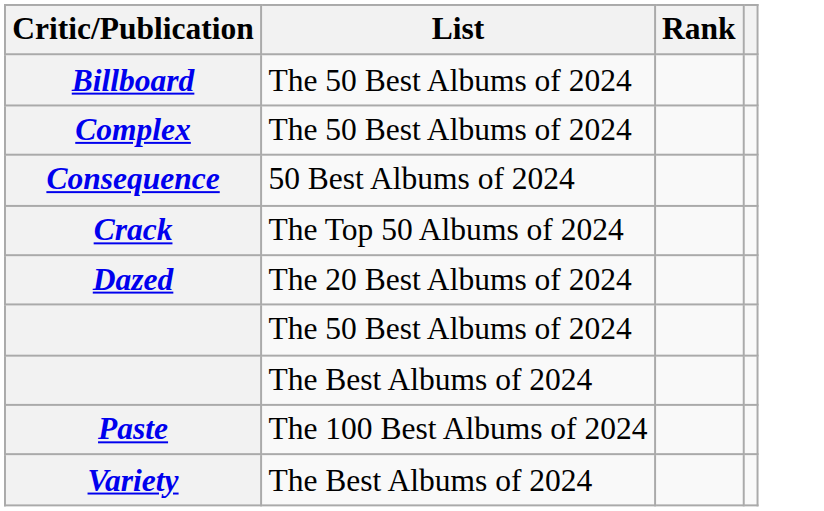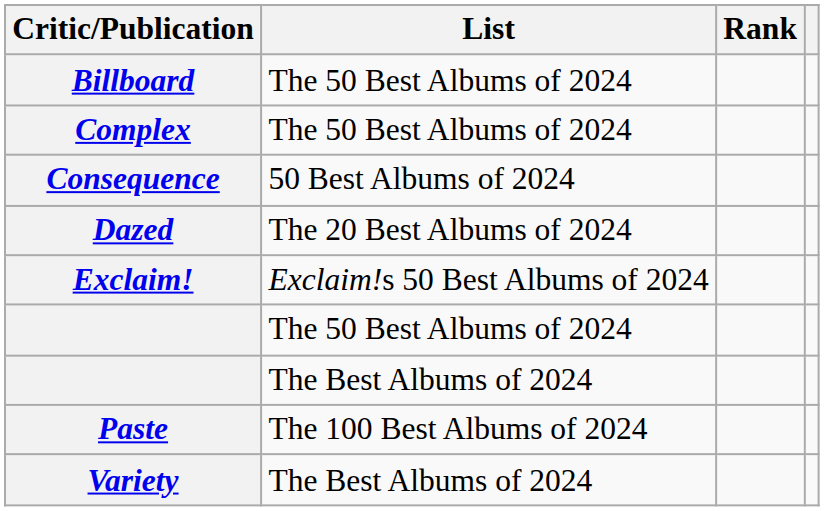- row: (133, 229)
+ row: (133, 279)
